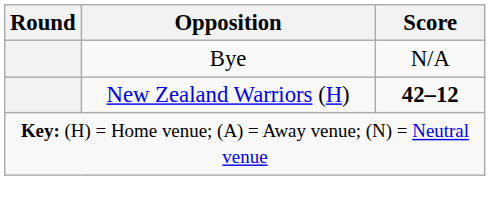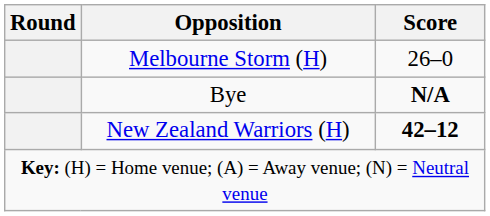+ row: (228, 58)
(430, 58) normal -> (430, 94) bold
